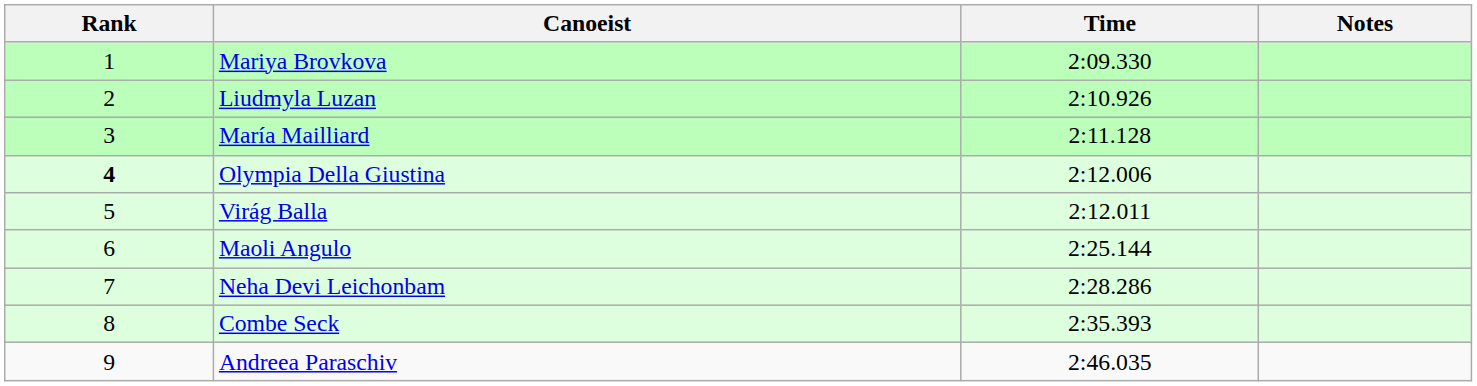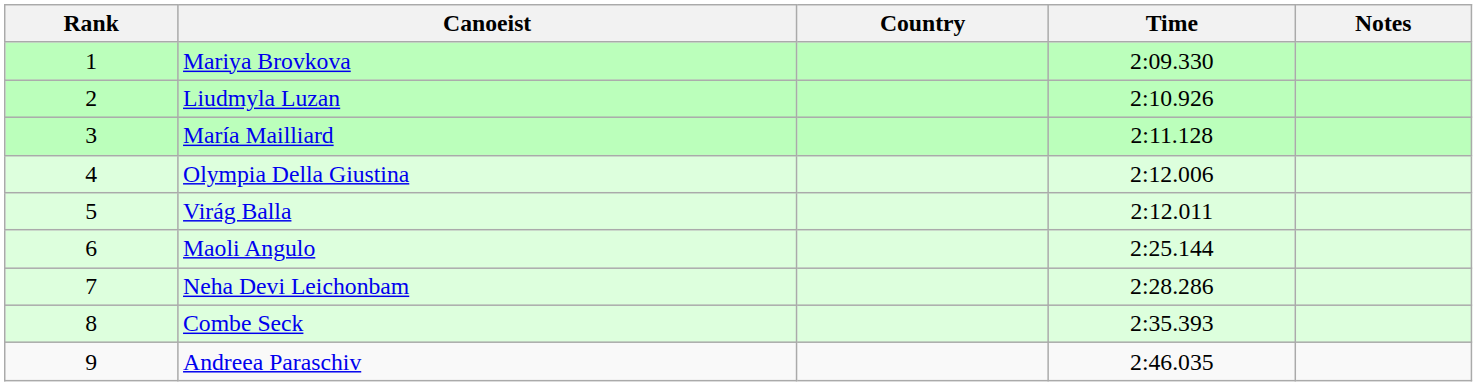+ column: (923, 23)
(109, 173) bold -> (91, 173) normal
